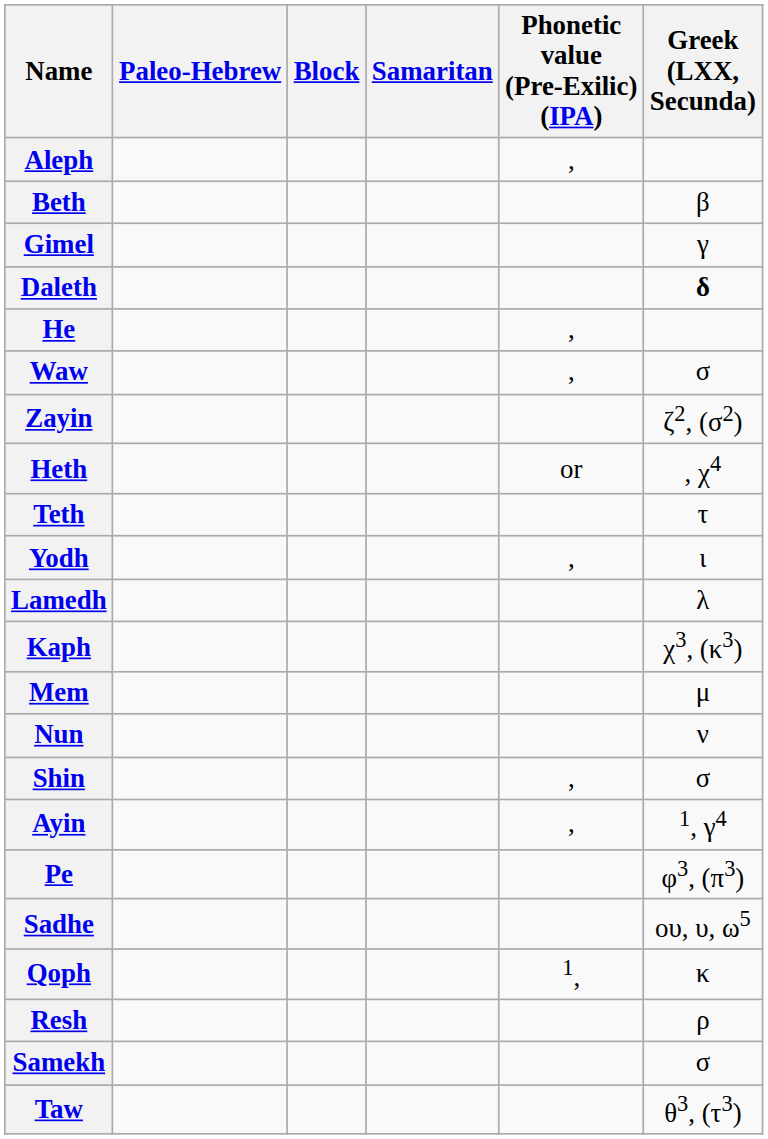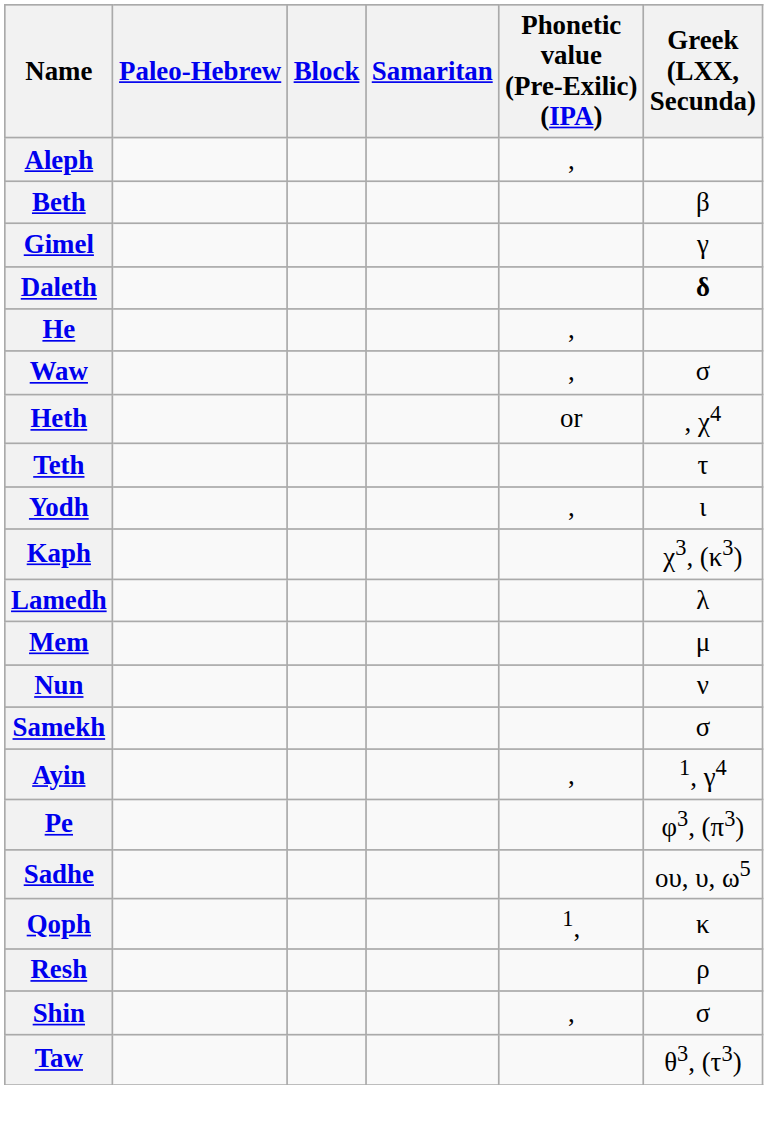- row: (59, 418)
rows swapped: (59, 646) <-> (59, 600)
rows swapped: (59, 1062) <-> (59, 777)
